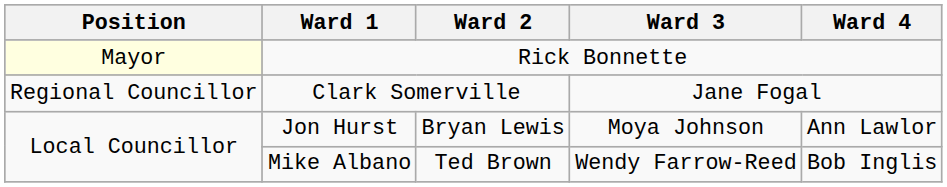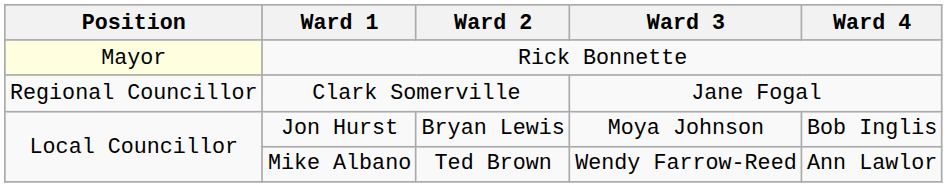(872, 129) Ann Lawlor -> (872, 129) Bob Inglis
(872, 164) Bob Inglis -> (872, 164) Ann Lawlor
